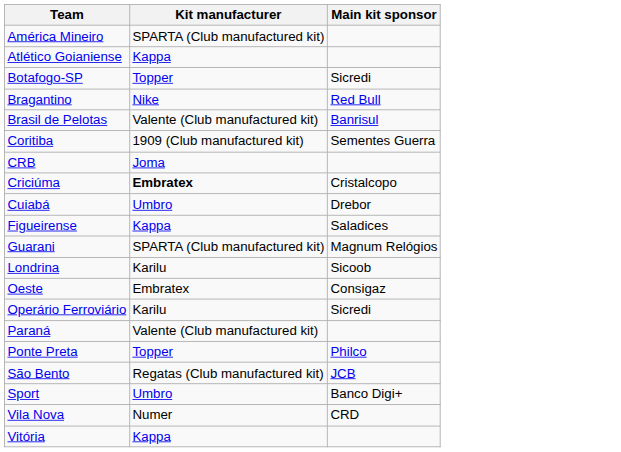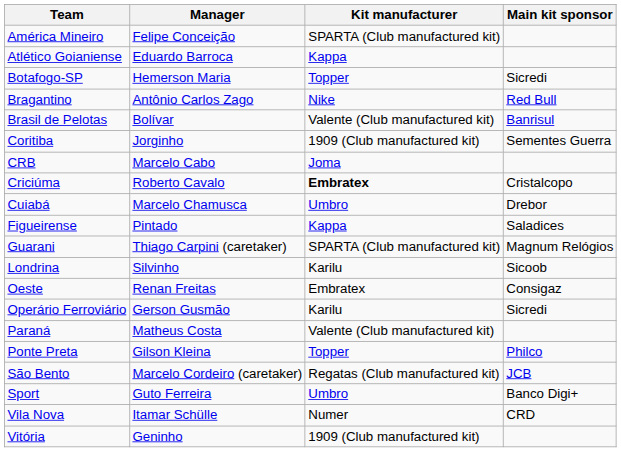+ column: (217, 15)
(152, 436) Kappa -> (394, 436) 1909 (Club manufactured kit)
